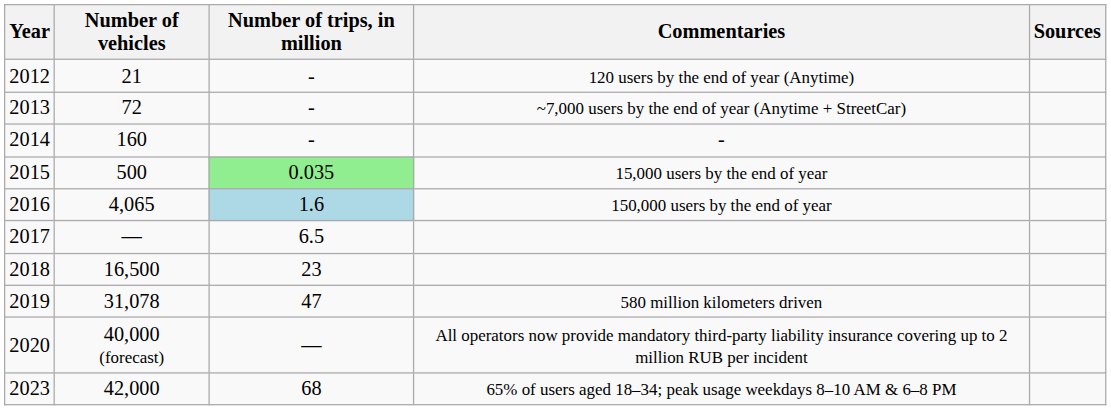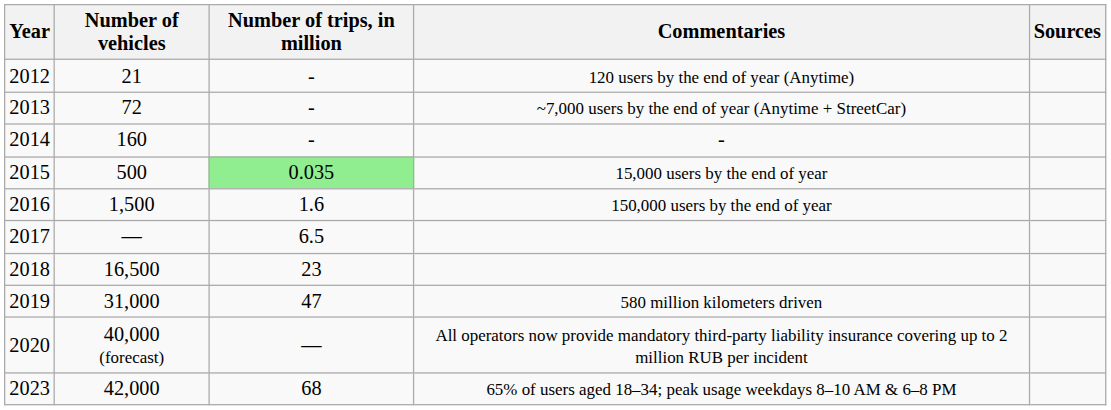(132, 204) 4,065 -> (132, 204) 1,500
(311, 204) lightblue background -> (311, 204) no background
(132, 301) 31,078 -> (132, 301) 31,000
